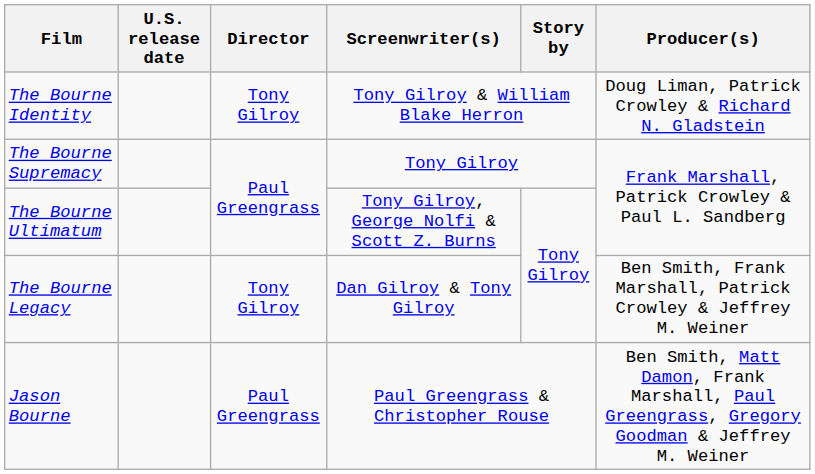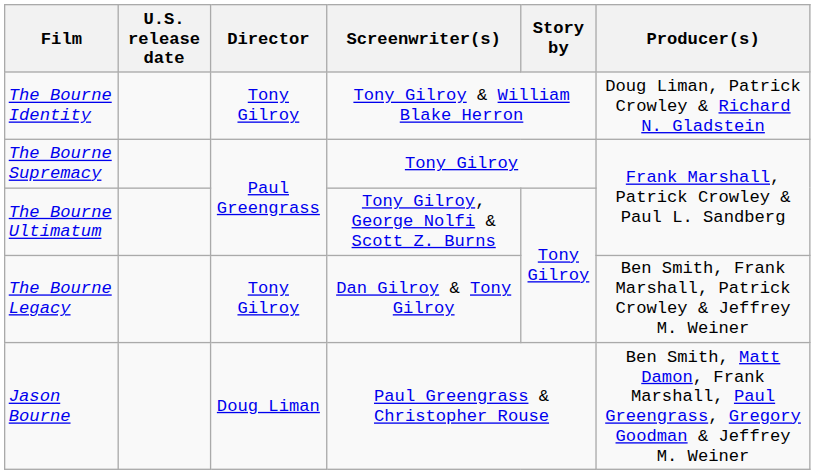(268, 406) Paul Greengrass -> (268, 406) Doug Liman
